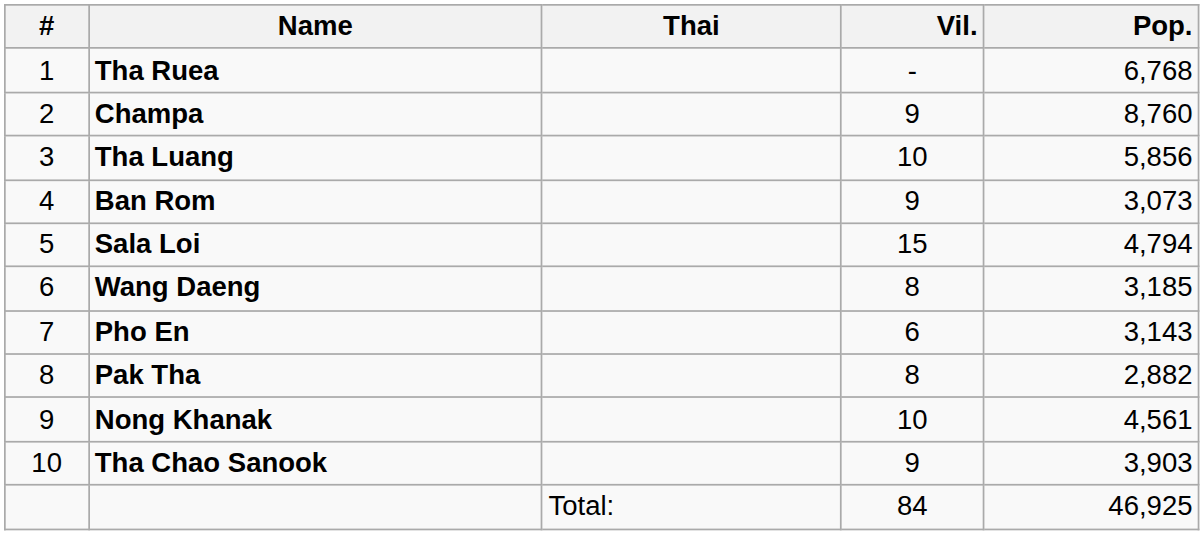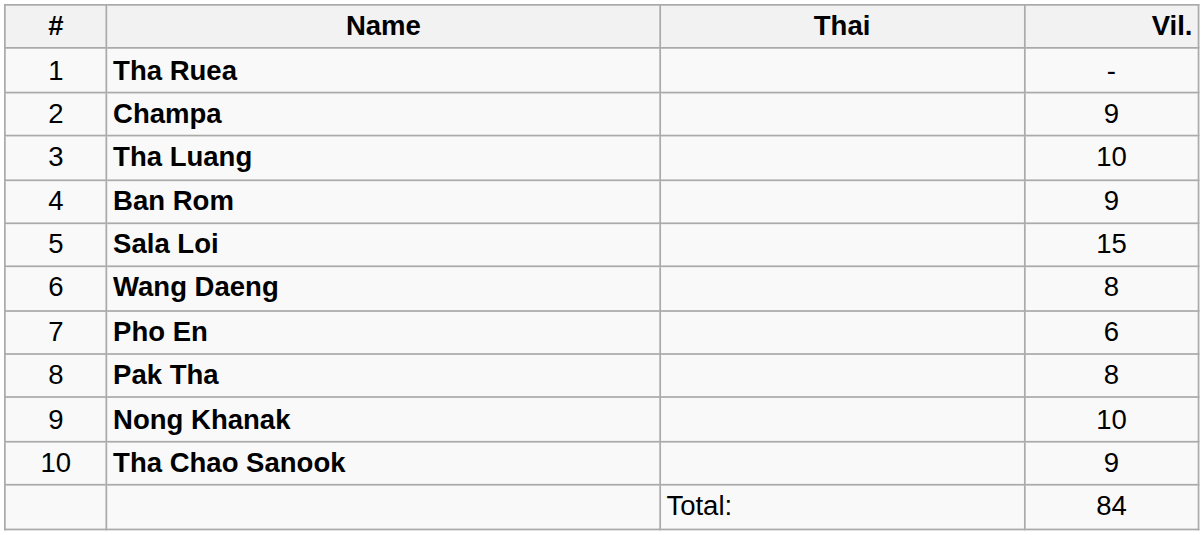- column: (1163, 26)
